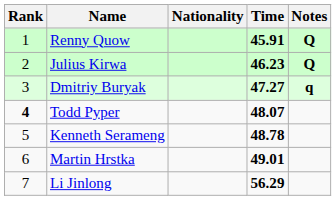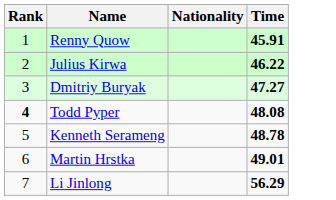- column: (309, 16)
(267, 64) 46.23 -> (267, 64) 46.22
(267, 111) 48.07 -> (267, 111) 48.08
